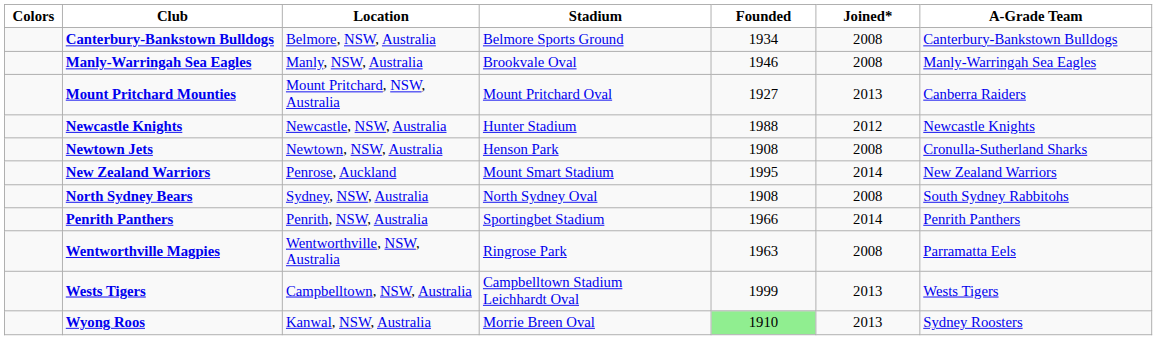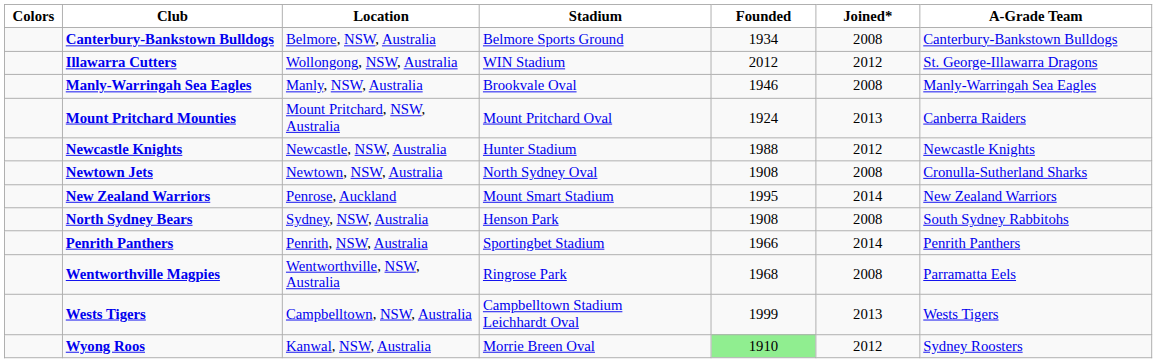+ row: (121, 62)
(763, 94) 1927 -> (763, 117) 1924
(521, 149) Henson Park -> (540, 172) North Sydney Oval
(540, 196) North Sydney Oval -> (521, 219) Henson Park
(763, 251) 1963 -> (763, 274) 1968
(868, 322) 2013 -> (868, 345) 2012
